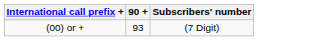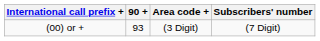+ column: (181, 12)
